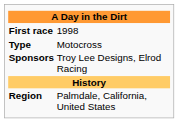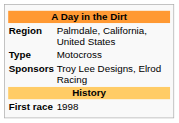rows swapped: (25, 96) <-> (31, 30)
